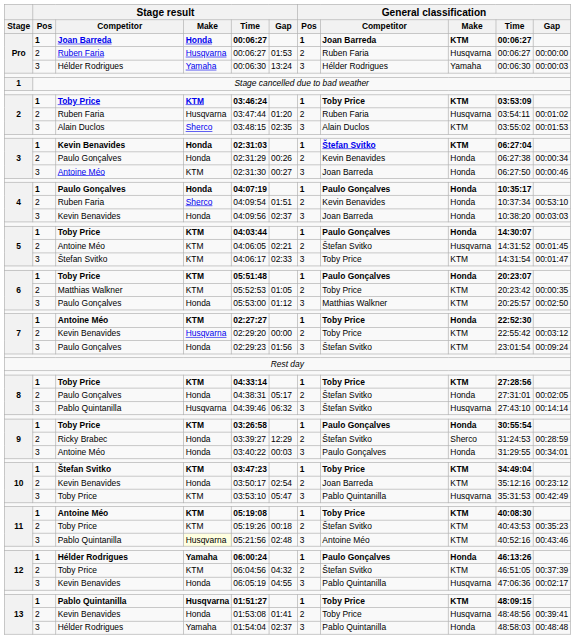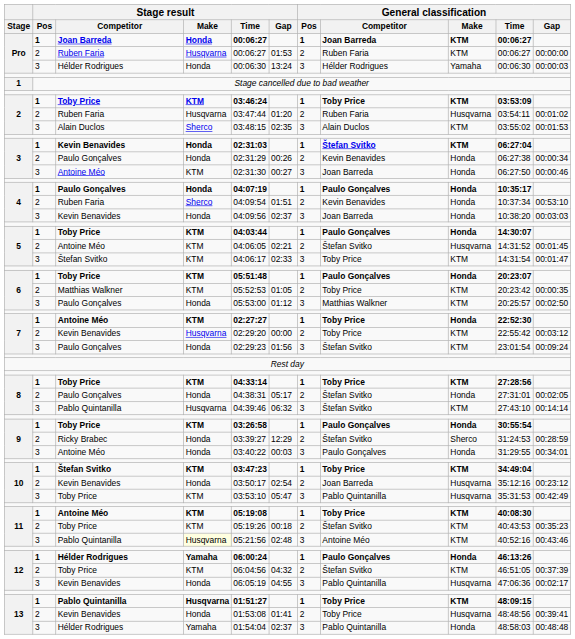(471, 53) Husqvarna -> (459, 53) KTM
(201, 66) Yamaha -> (198, 66) Honda
(471, 408) Husqvarna -> (459, 408) KTM
(459, 482) KTM -> (471, 482) Husqvarna
